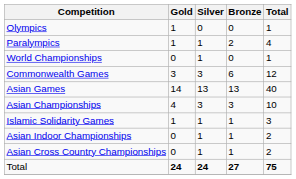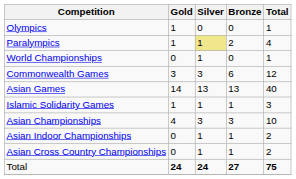(200, 43) no background -> (200, 43) khaki background
rows swapped: (60, 120) <-> (54, 105)
